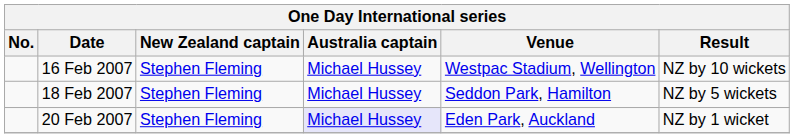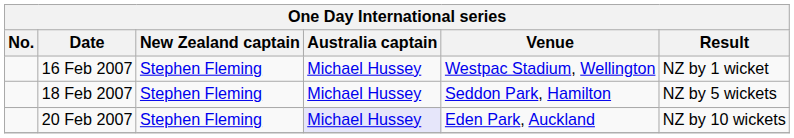(724, 68) NZ by 10 wickets -> (716, 68) NZ by 1 wicket
(716, 119) NZ by 1 wicket -> (724, 119) NZ by 10 wickets
